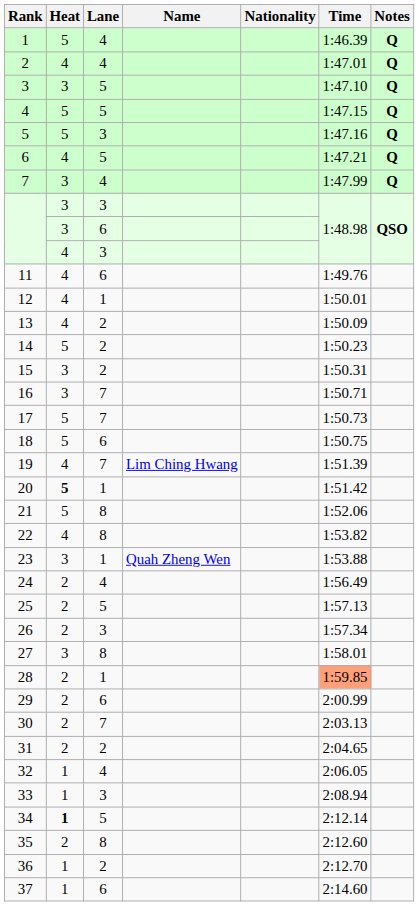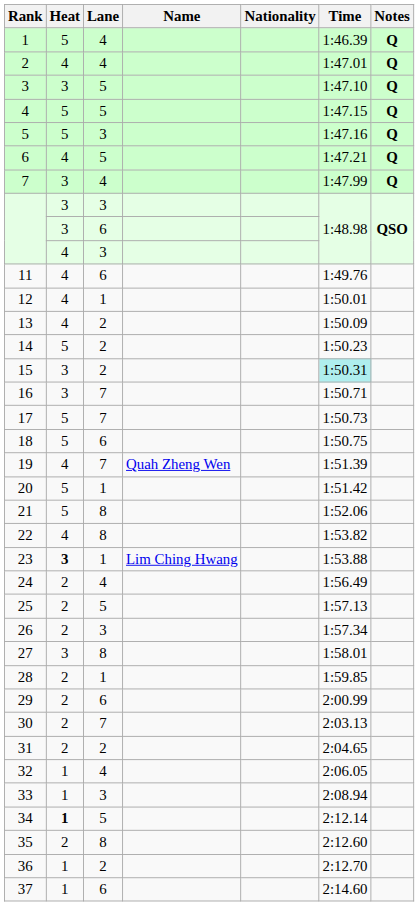(345, 370) no background -> (345, 370) paleturquoise background
(182, 464) Lim Ching Hwang -> (178, 464) Quah Zheng Wen
(65, 488) bold -> (65, 488) normal
(65, 559) normal -> (65, 559) bold
(178, 559) Quah Zheng Wen -> (182, 559) Lim Ching Hwang
(345, 677) lightsalmon background -> (345, 677) no background
